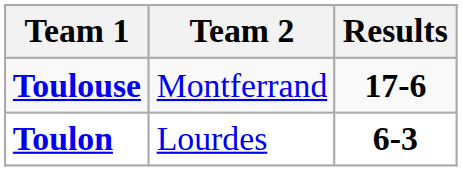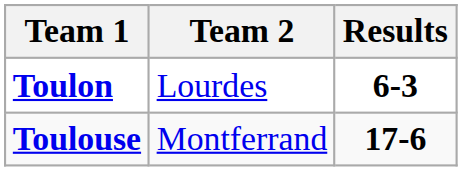rows swapped: (77, 84) <-> (63, 138)
